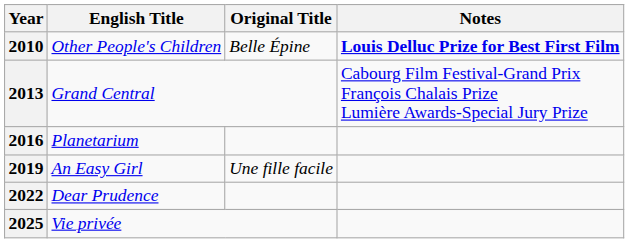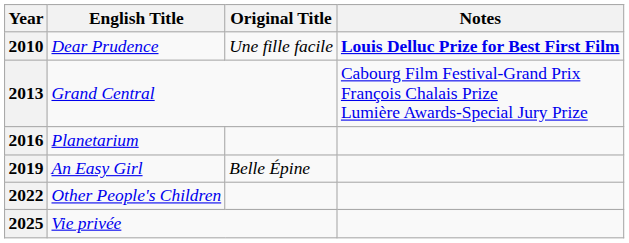(136, 45) Other People's Children -> (105, 45) Dear Prudence
(270, 45) Belle Épine -> (281, 45) Une fille facile
(281, 168) Une fille facile -> (270, 168) Belle Épine
(105, 195) Dear Prudence -> (136, 195) Other People's Children
